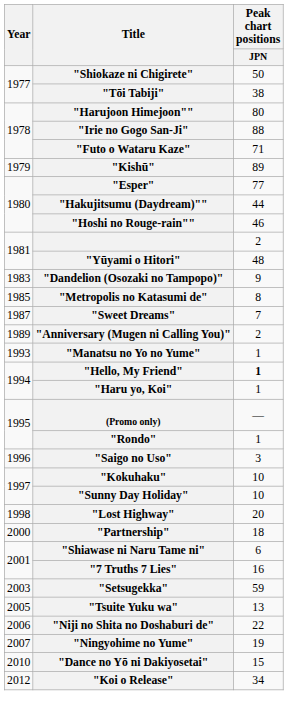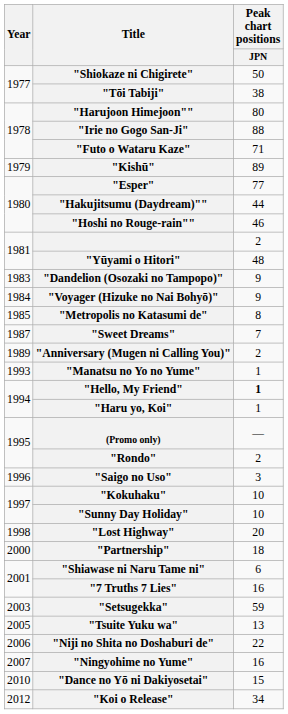+ row: (133, 297)
(258, 440) 1 -> (258, 458) 2
(258, 643) 19 -> (258, 662) 16
